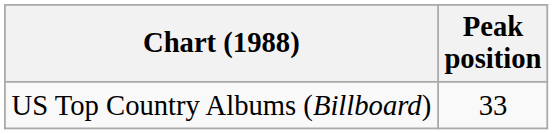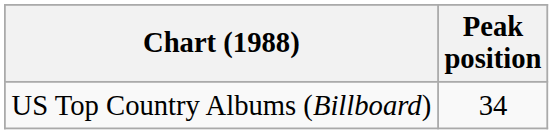(493, 104) 33 -> (493, 104) 34
